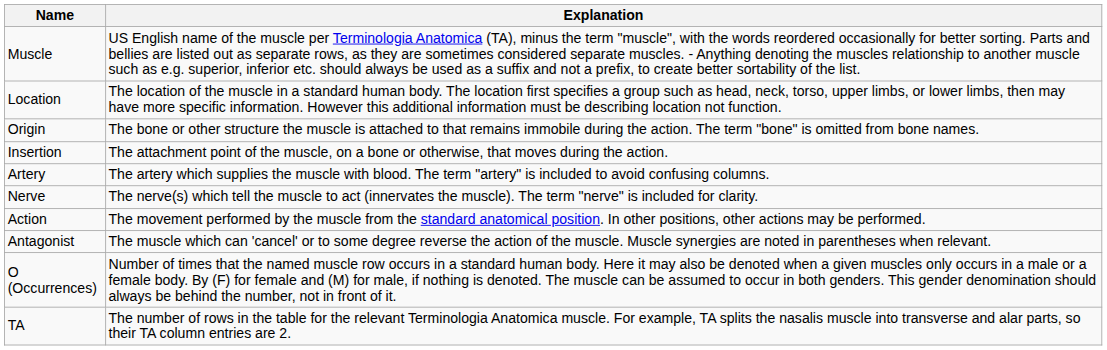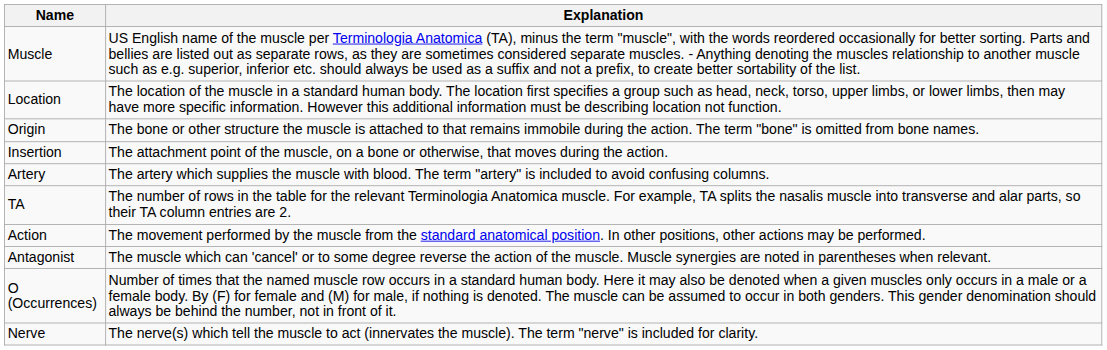rows swapped: (26, 197) <-> (16, 326)
